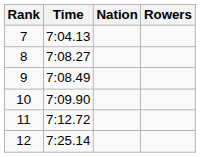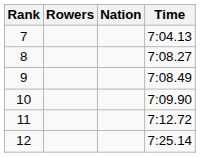columns swapped: (168, 15) <-> (68, 15)
